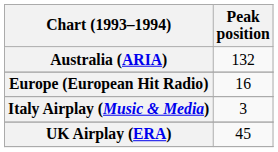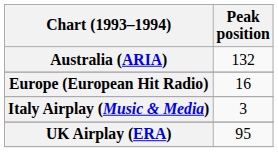(243, 134) 45 -> (243, 134) 95
